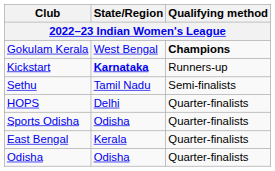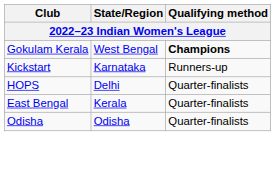(121, 67) bold -> (120, 67) normal
- row: (22, 85)
- row: (43, 121)
